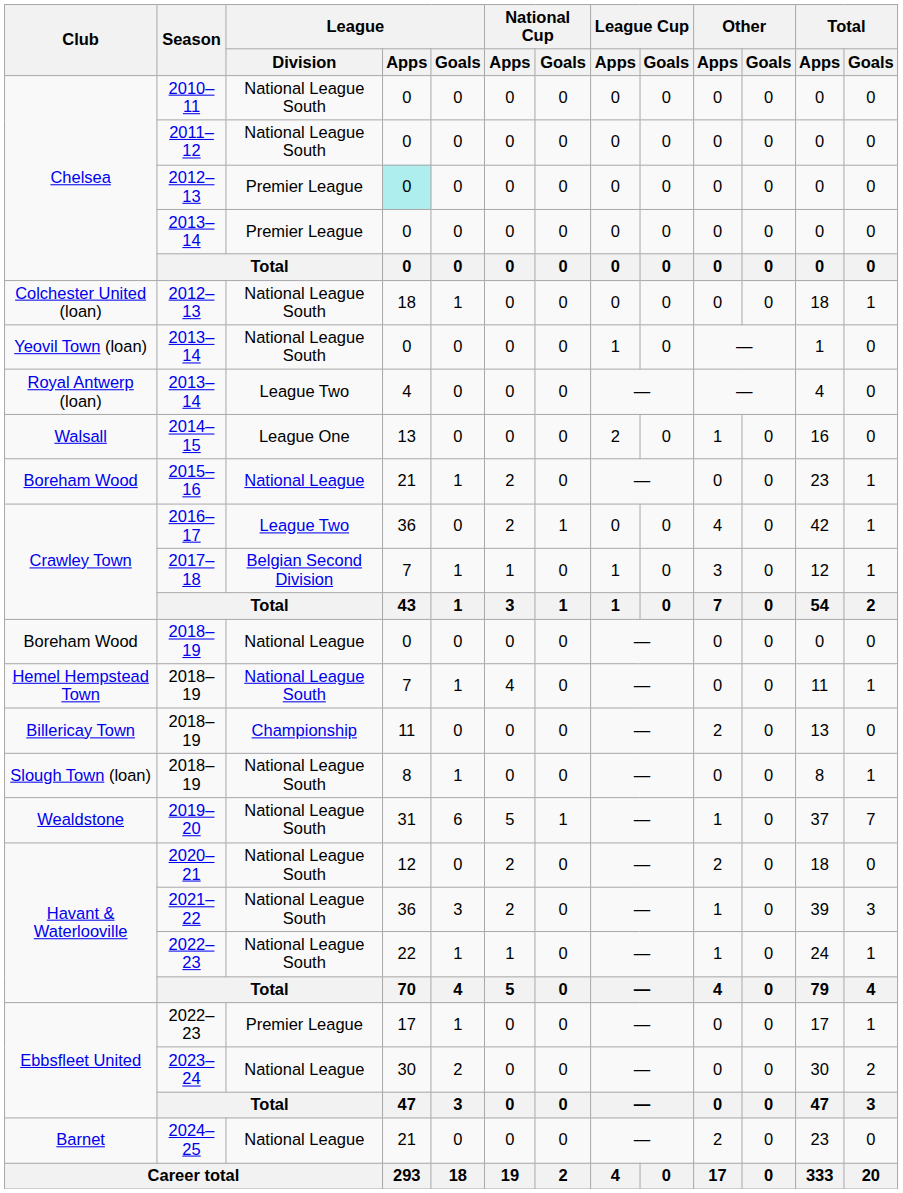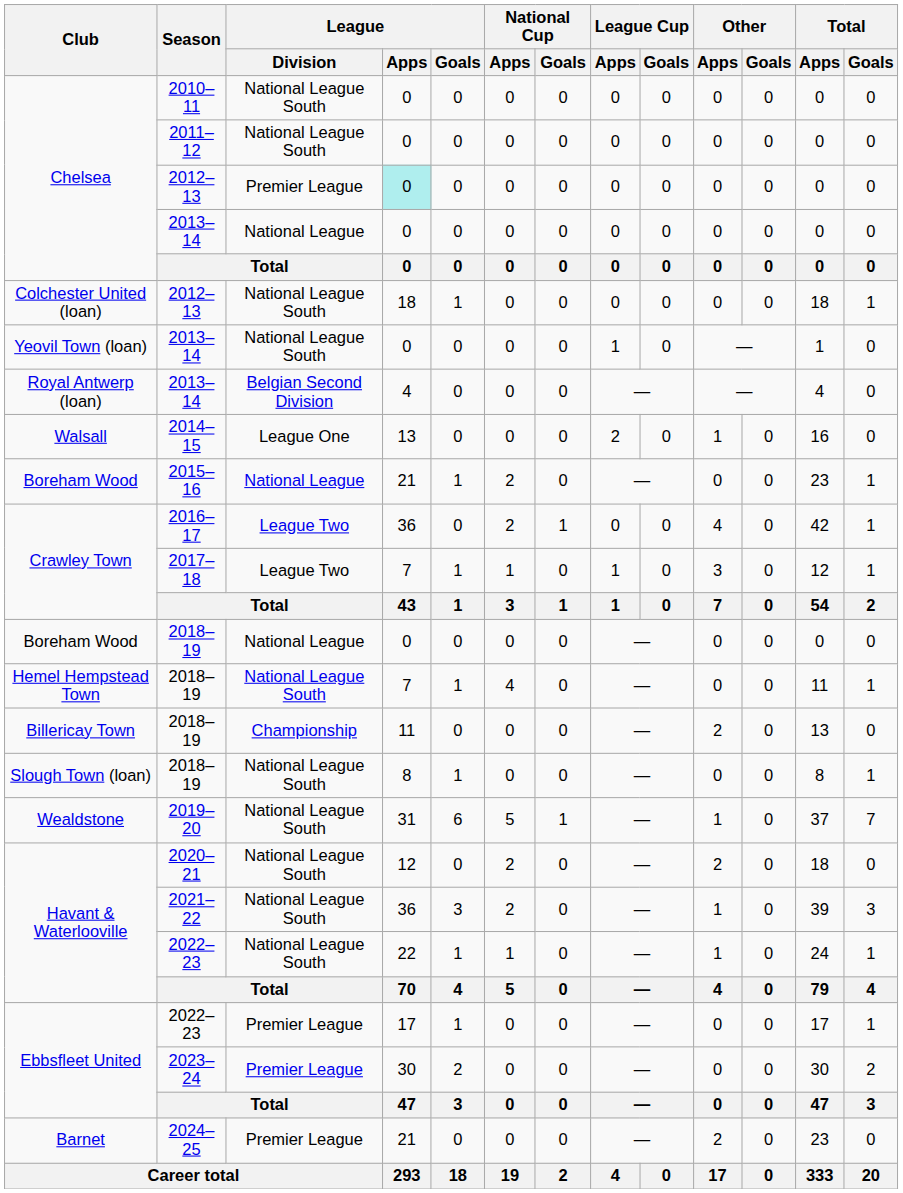(304, 231) Premier League -> (304, 231) National League
(304, 391) League Two -> (304, 391) Belgian Second Division
(304, 570) Belgian Second Division -> (304, 570) League Two
(304, 1069) National League -> (304, 1069) Premier League
(304, 1140) National League -> (304, 1140) Premier League
